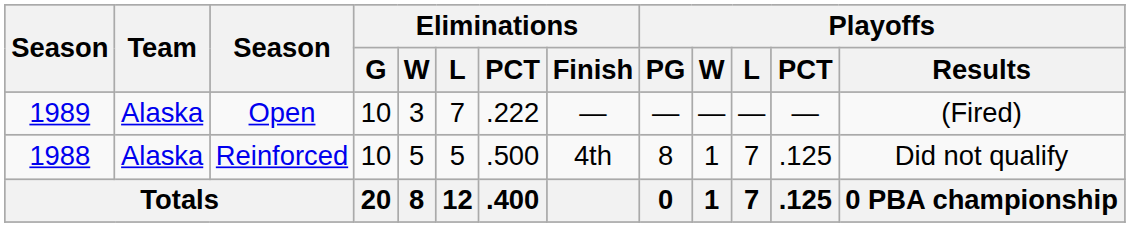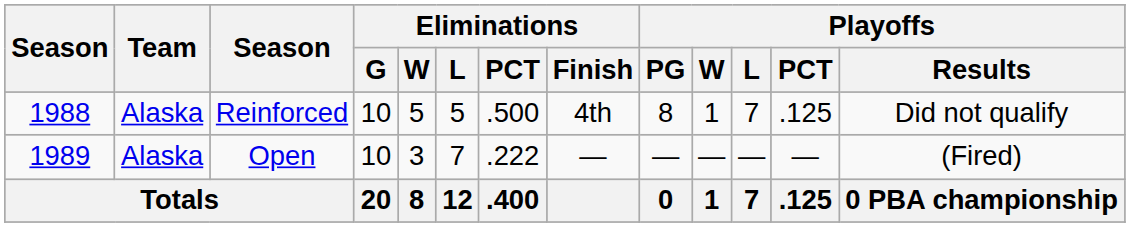rows swapped: (282, 156) <-> (282, 112)
